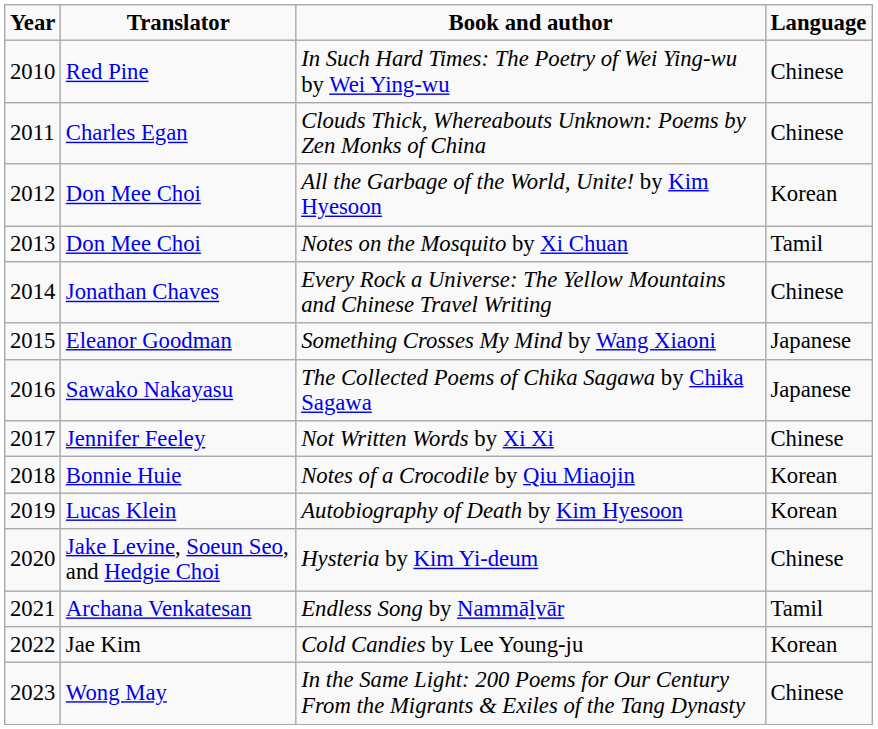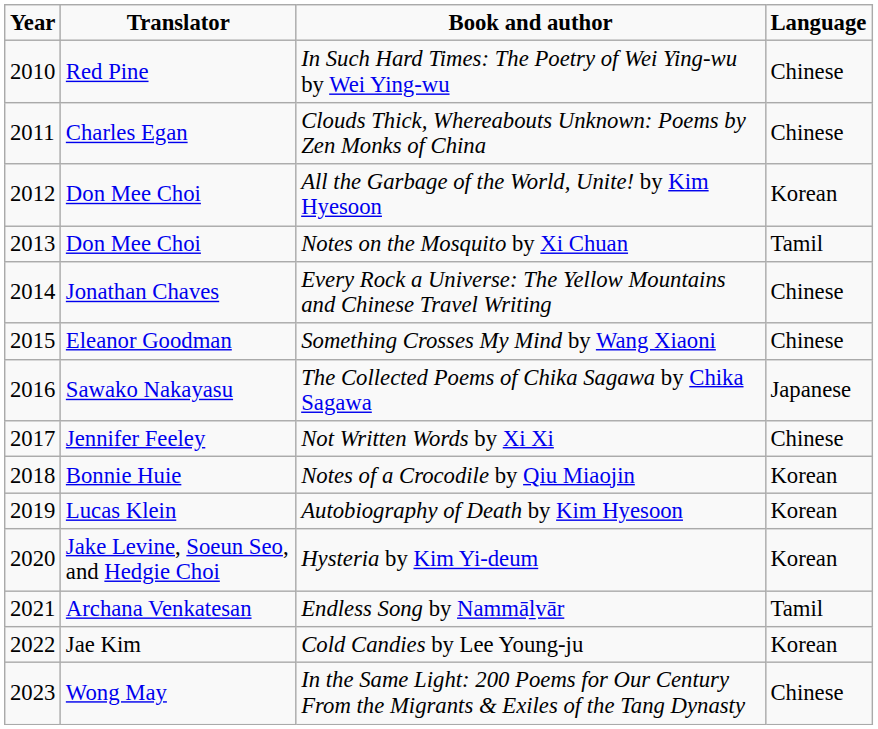(811, 340) Japanese -> (807, 340) Chinese
(807, 559) Chinese -> (804, 559) Korean
